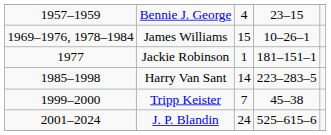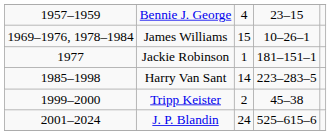(244, 99) 7 -> (244, 99) 2
